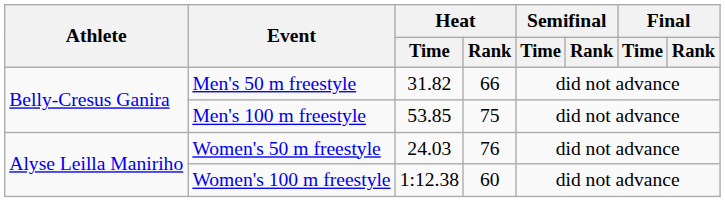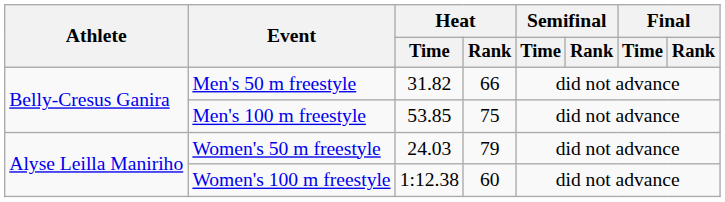(490, 148) 76 -> (490, 148) 79
